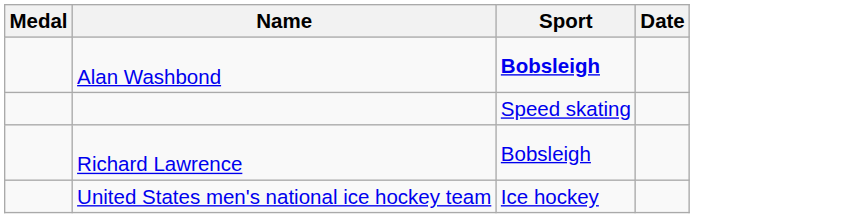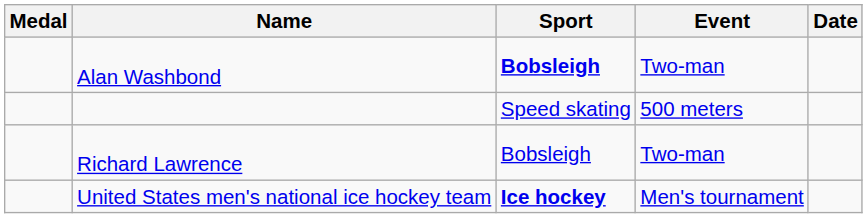+ column: (722, 21)
(550, 197) normal -> (553, 197) bold
